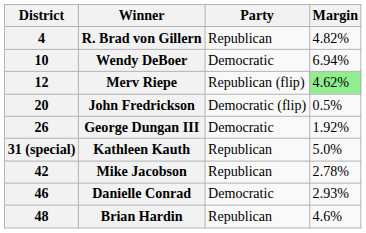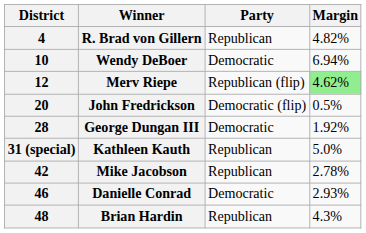(42, 127) 26 -> (42, 127) 28
(327, 216) 4.6% -> (327, 216) 4.3%
